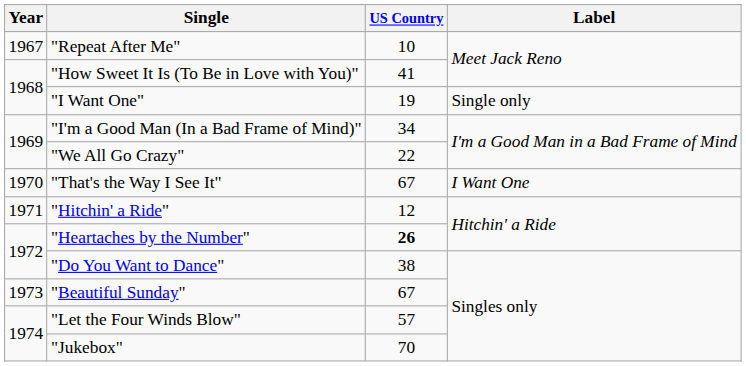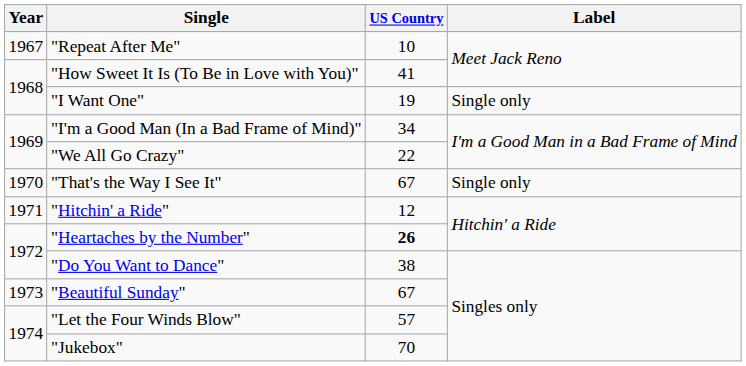(490, 182) I Want One -> (491, 182) Single only
